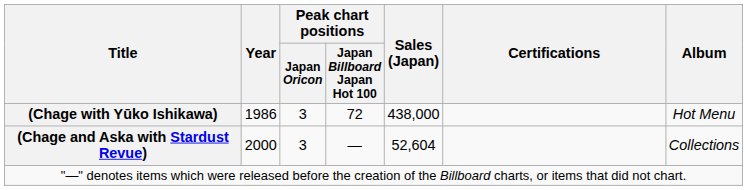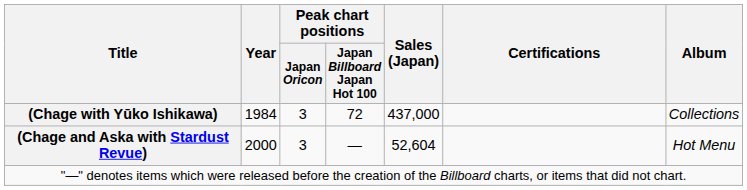(261, 114) 1986 -> (261, 114) 1984
(414, 114) 438,000 -> (414, 114) 437,000
(704, 114) Hot Menu -> (704, 114) Collections
(704, 145) Collections -> (704, 145) Hot Menu
